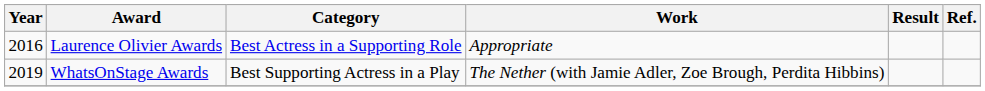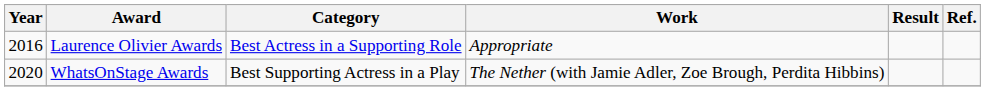(26, 72) 2019 -> (26, 72) 2020
